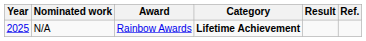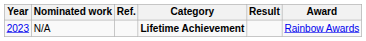columns swapped: (154, 12) <-> (350, 12)
(18, 28) 2025 -> (18, 28) 2023
